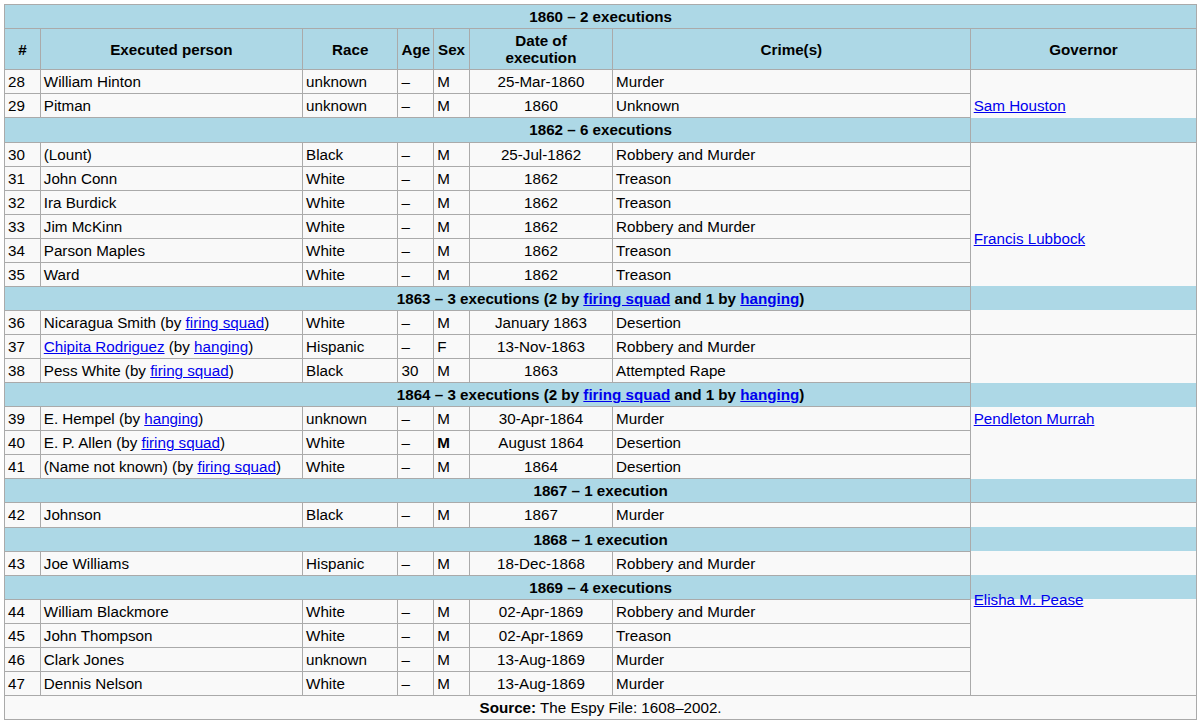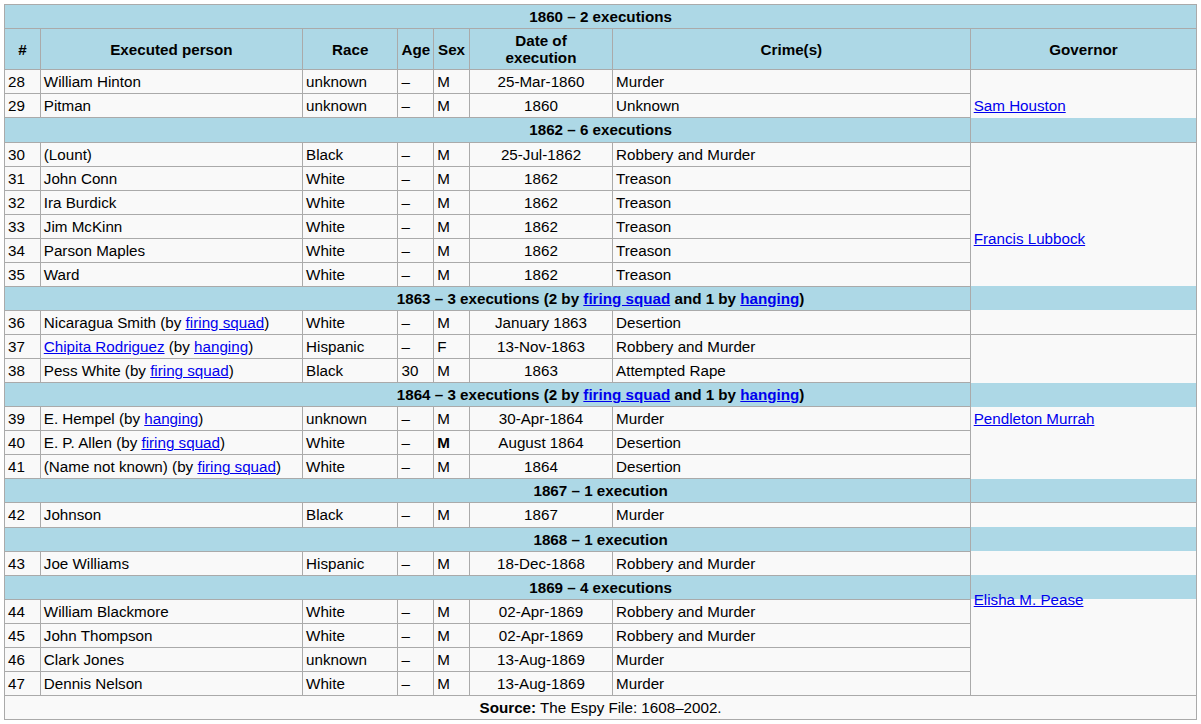(686, 226) Robbery and Murder -> (644, 226) Treason
(644, 635) Treason -> (686, 635) Robbery and Murder
